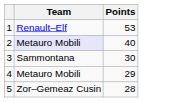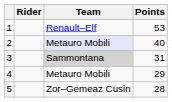+ column: (29, 12)
(46, 58) no background -> (75, 58) lightgrey background
(130, 58) 30 -> (159, 58) 31
